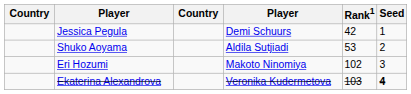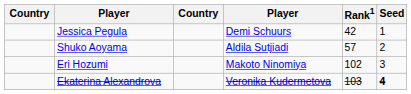(350, 48) 53 -> (350, 48) 57
